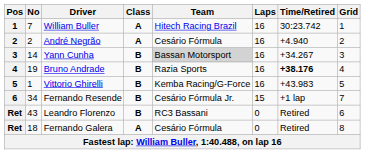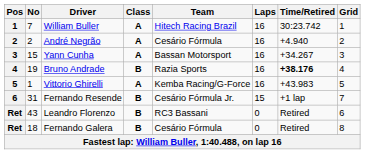(32, 55) 14 -> (32, 55) 15
(138, 55) B -> (138, 55) A
(193, 55) lightgrey background -> (193, 55) no background
(138, 84) B -> (138, 84) A
(32, 98) 34 -> (32, 98) 31
(138, 127) A -> (138, 127) B
